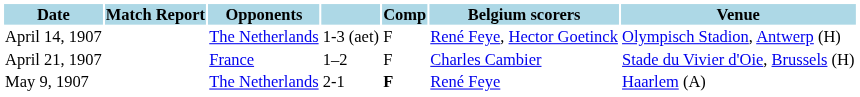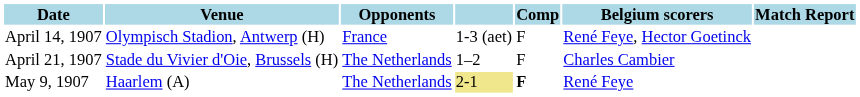columns swapped: (738, 14) <-> (155, 14)
(264, 37) The Netherlands -> (365, 37) France
(232, 59) France -> (397, 59) The Netherlands
(334, 82) no background -> (467, 82) khaki background
